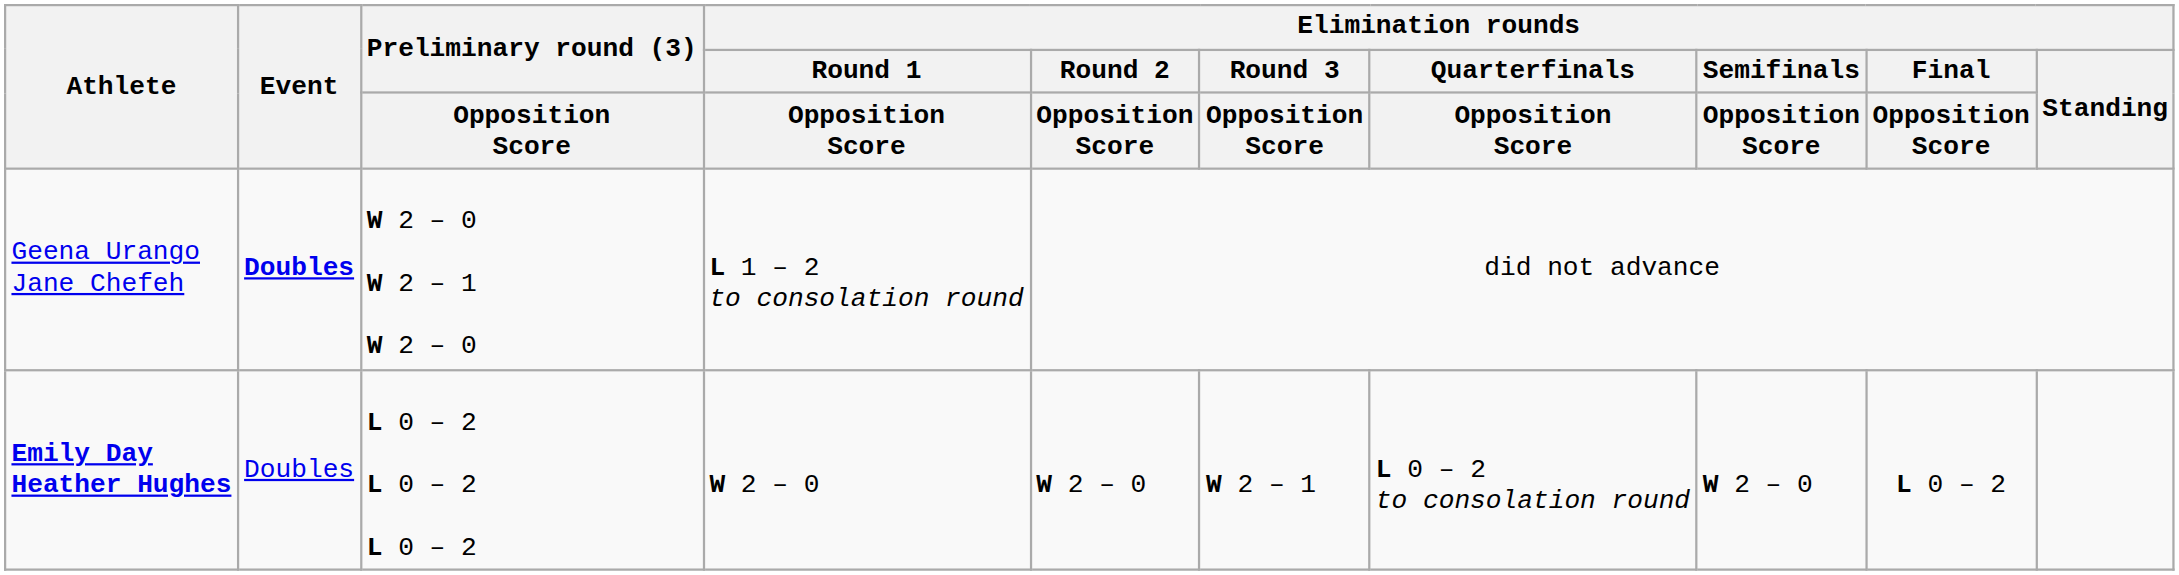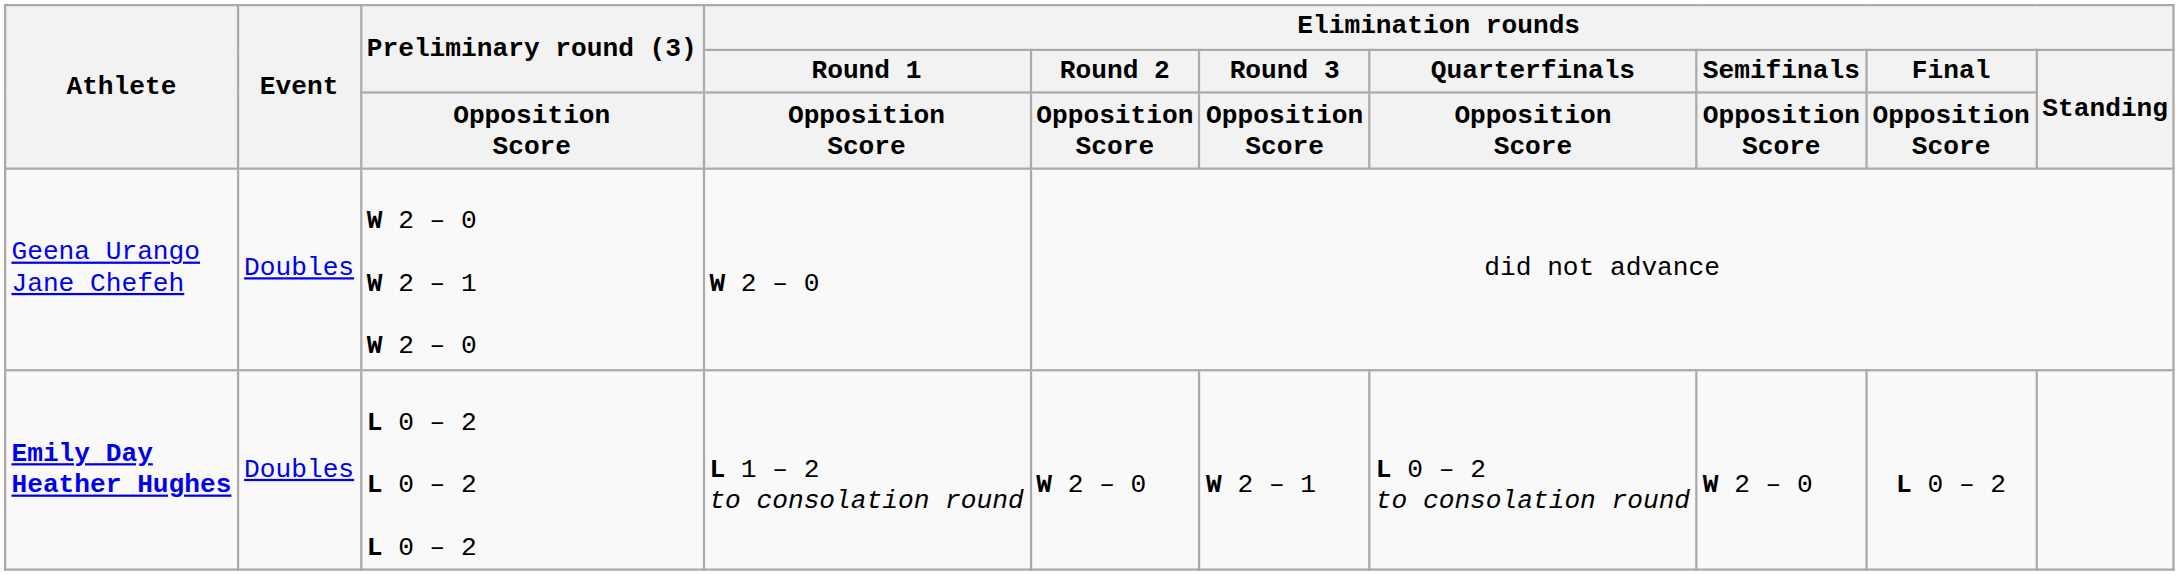(299, 269) bold -> (299, 269) normal
(867, 284) L 1 – 2 to consolation round -> (764, 284) W 2 – 0
(764, 485) W 2 – 0 -> (867, 485) L 1 – 2 to consolation round
